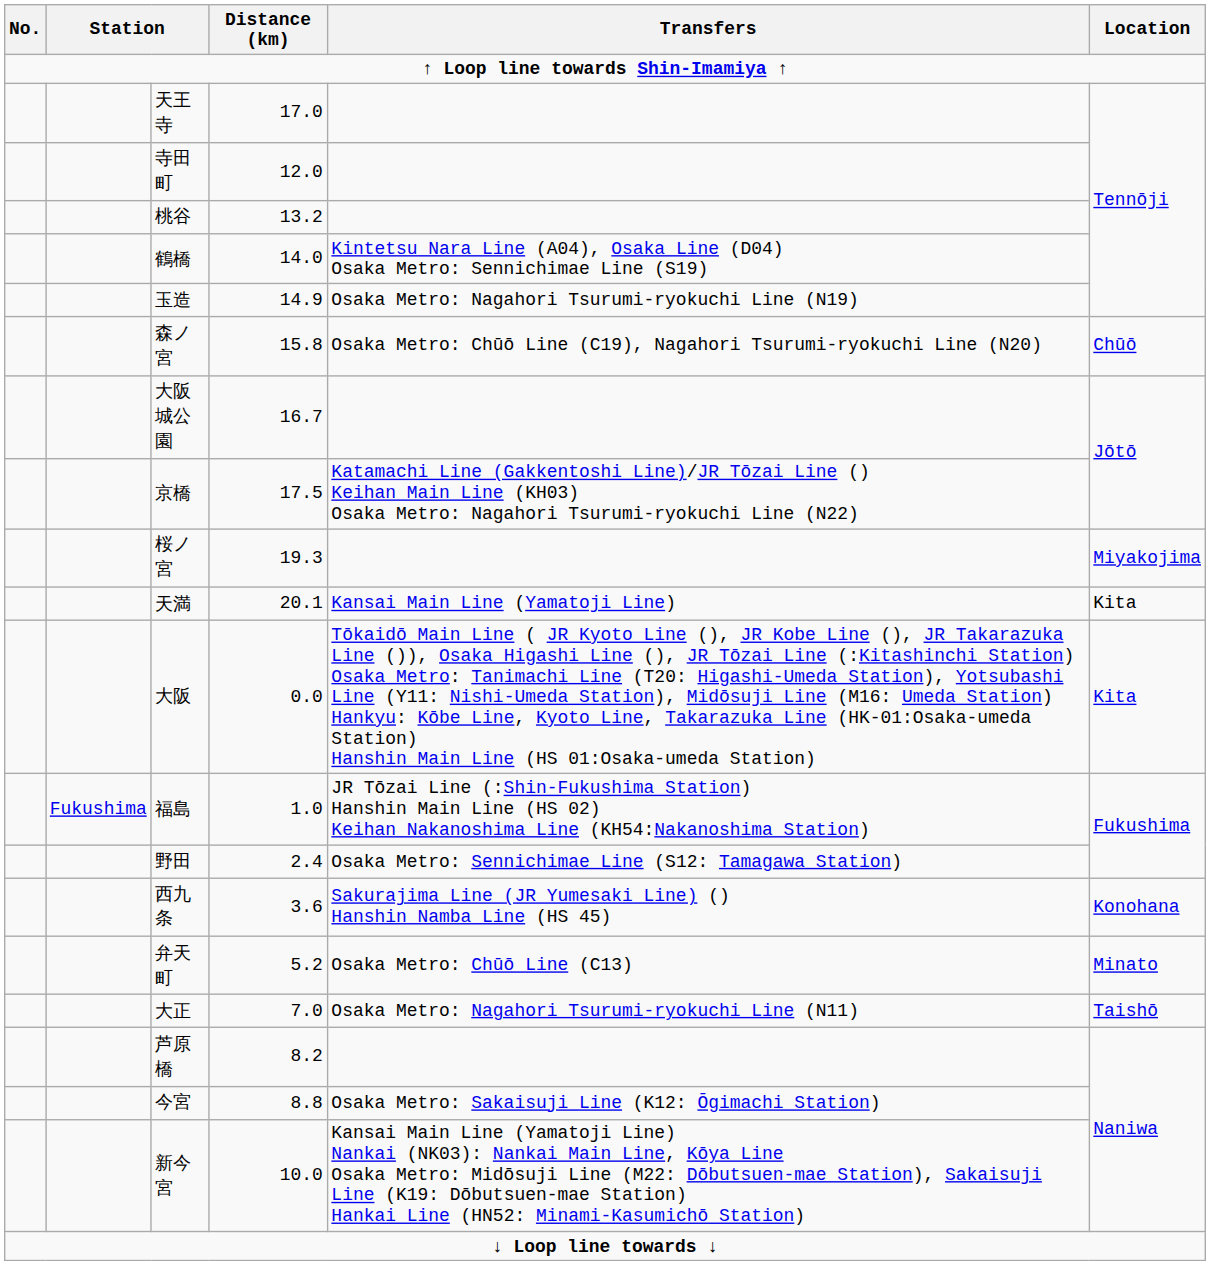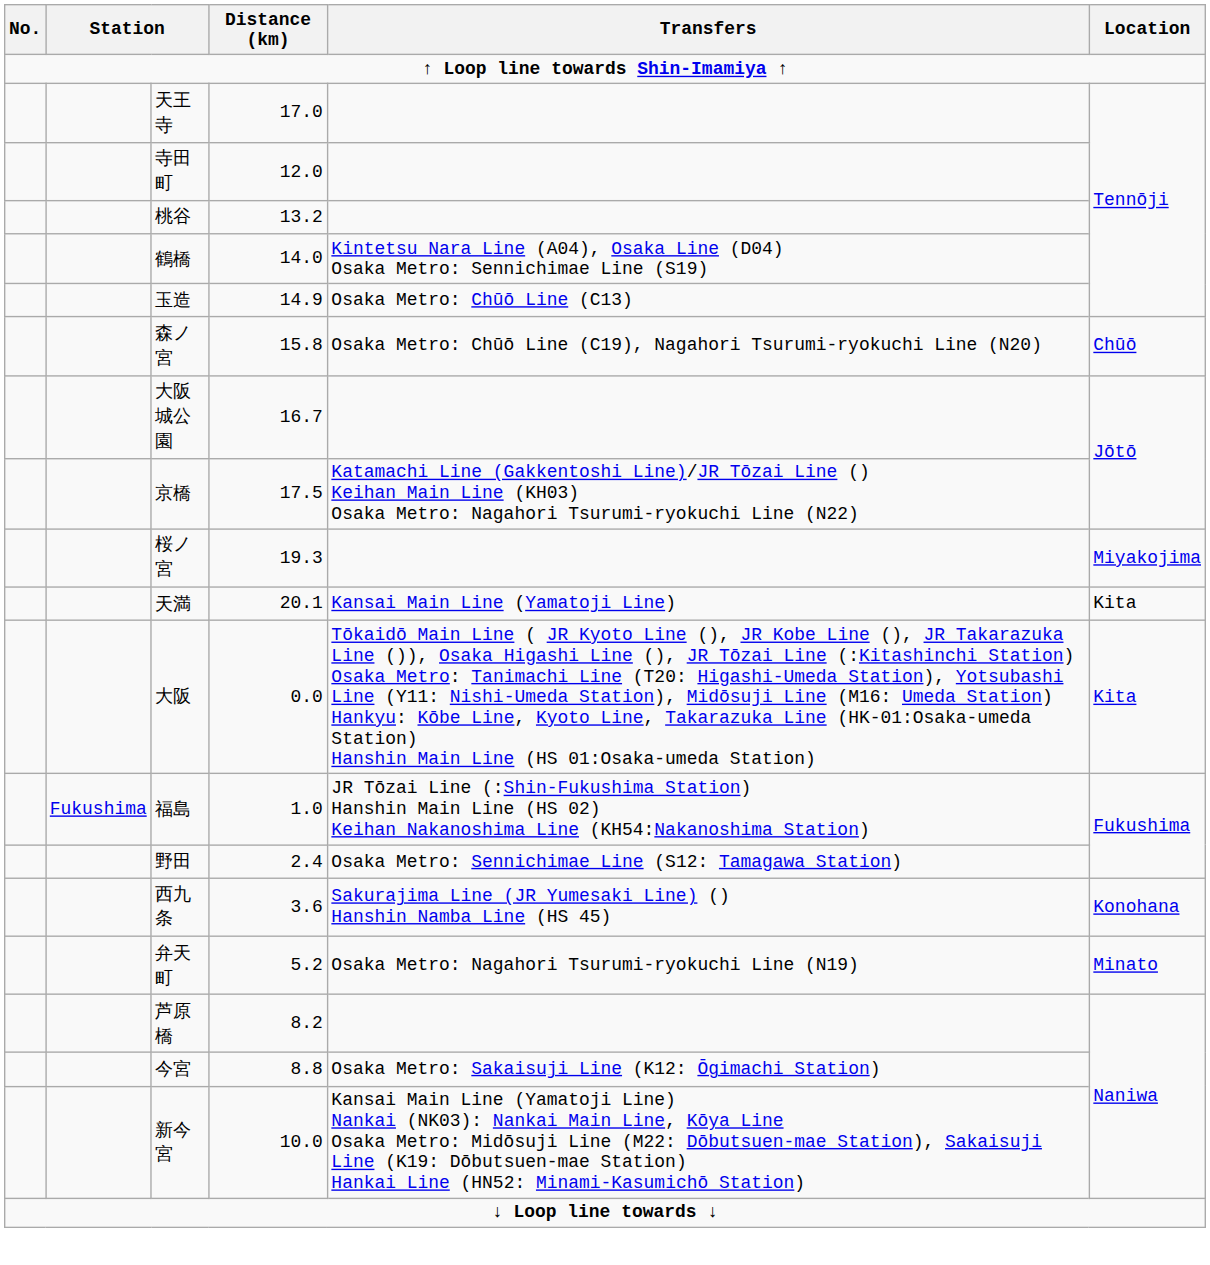(595, 300) Osaka Metro: Nagahori Tsurumi-ryokuchi Line (N19) -> (482, 300) Osaka Metro: Chūō Line (C13)
(482, 965) Osaka Metro: Chūō Line (C13) -> (595, 965) Osaka Metro: Nagahori Tsurumi-ryokuchi Line (N19)
- row: (173, 1012)
